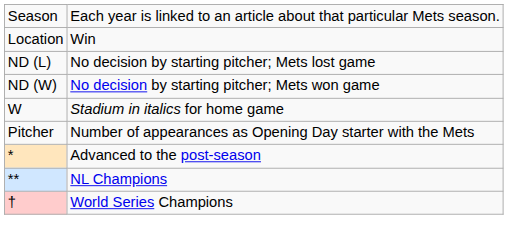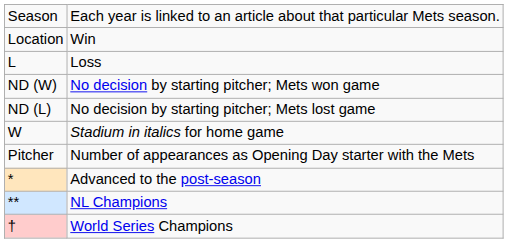+ row: (86, 62)
rows swapped: (225, 86) <-> (223, 62)
